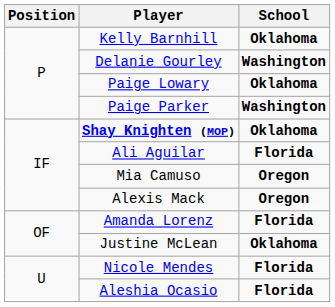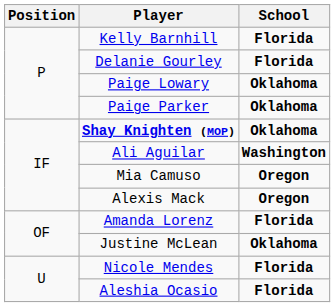(284, 39) Oklahoma -> (284, 39) Florida
(284, 62) Washington -> (284, 62) Florida
(284, 108) Washington -> (284, 108) Oklahoma
(284, 153) Florida -> (284, 153) Washington
